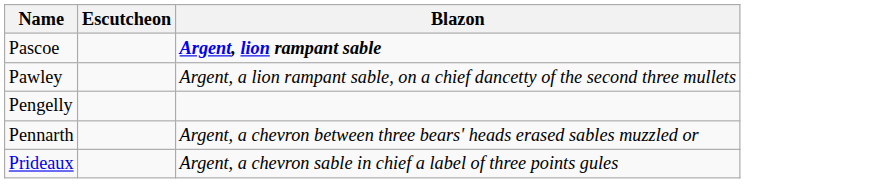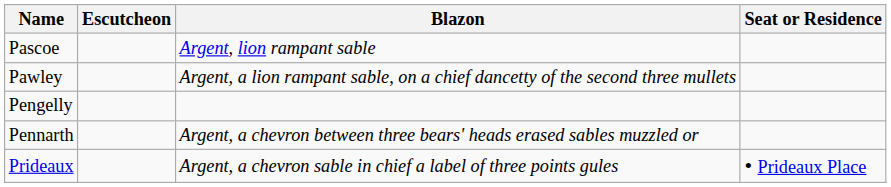+ column: (813, 18)
(280, 47) bold -> (278, 47) normal
